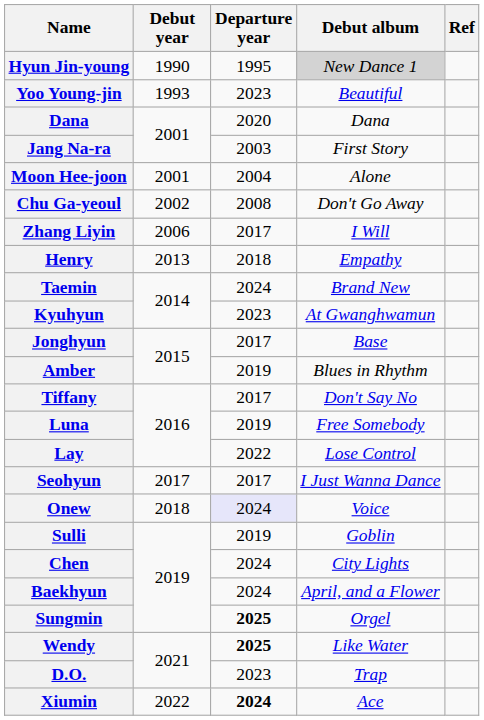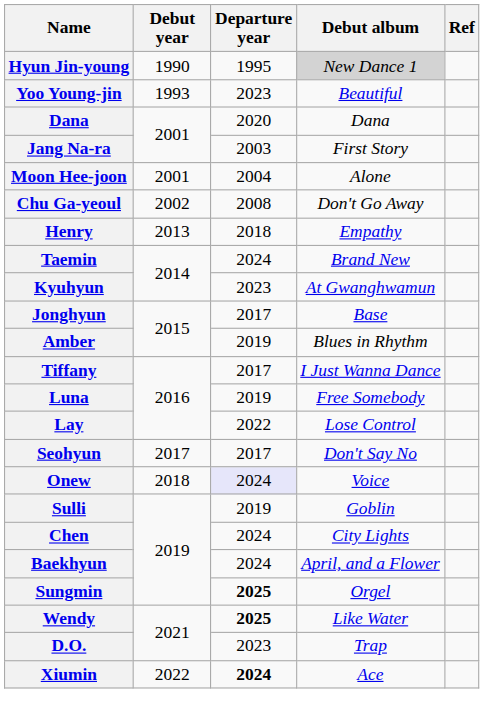- row: (69, 231)
(370, 397) Don't Say No -> (370, 369) I Just Wanna Dance
(370, 480) I Just Wanna Dance -> (370, 452) Don't Say No
